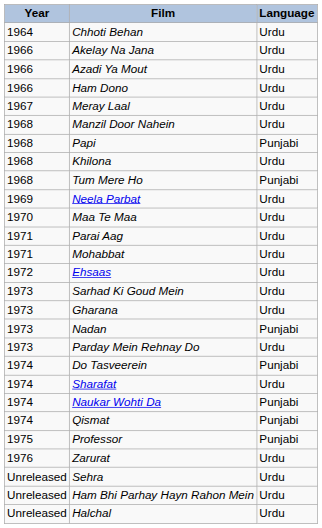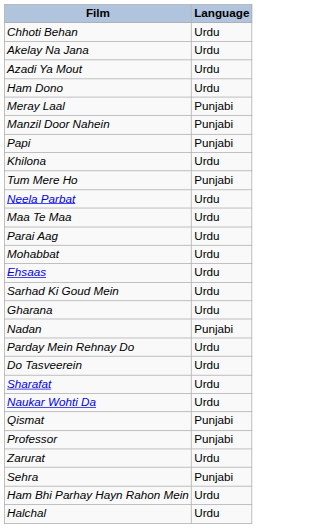- column: (37, 13)
(272, 106) Urdu -> (214, 106) Punjabi
(272, 124) Urdu -> (214, 124) Punjabi
(279, 365) Punjabi -> (207, 365) Urdu
(279, 402) Punjabi -> (207, 402) Urdu
(272, 476) Urdu -> (214, 476) Punjabi
